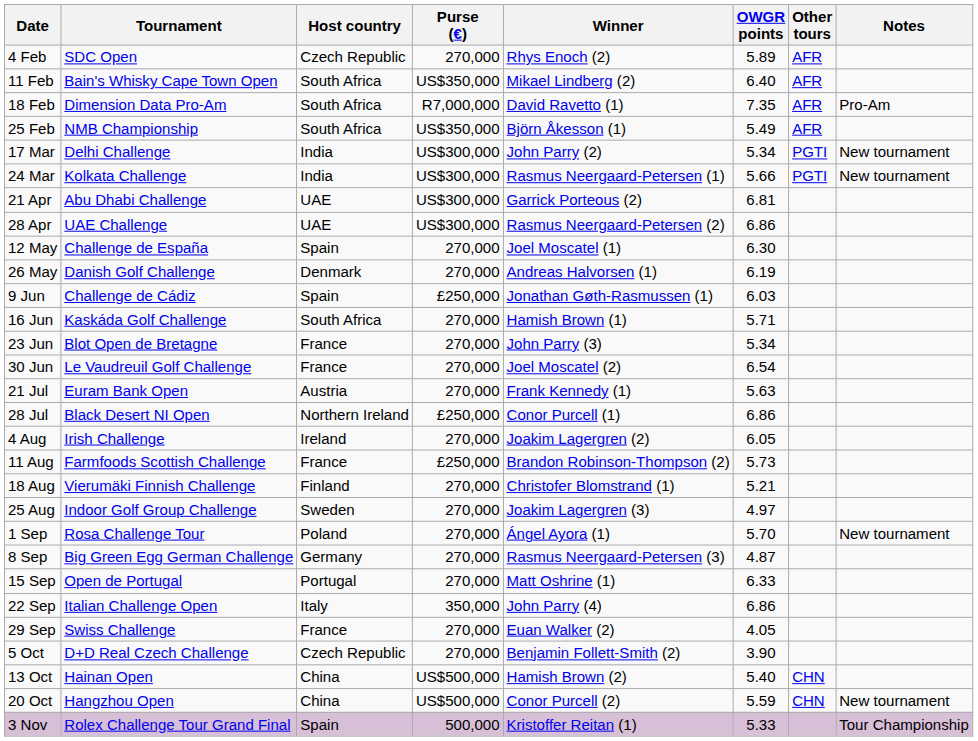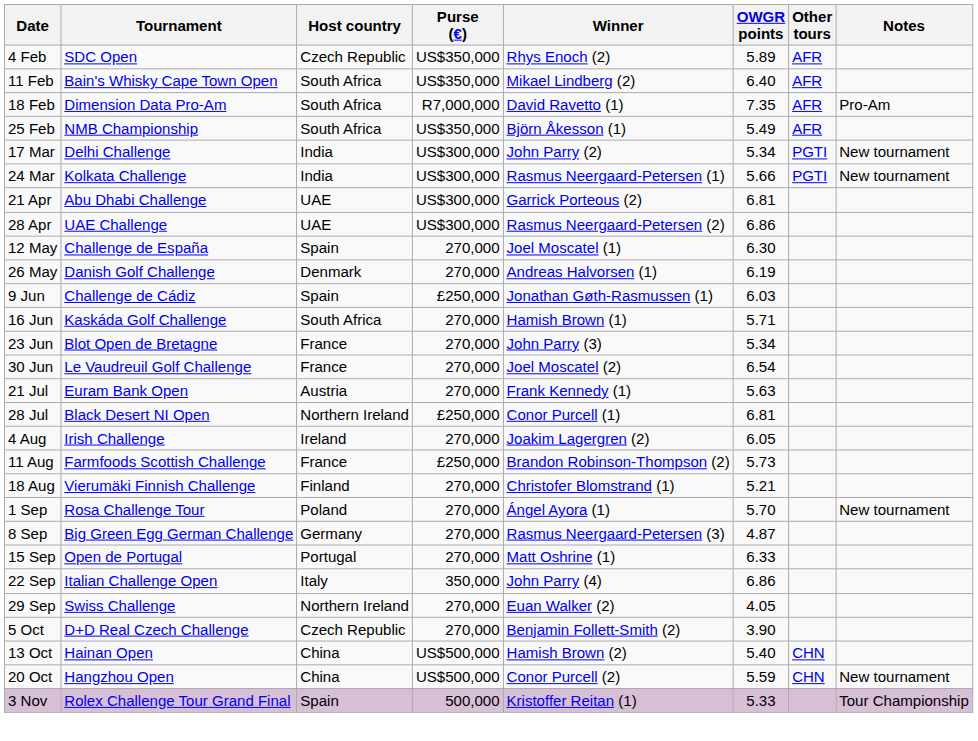(472, 57) 270,000 -> (458, 57) US$350,000
(761, 415) 6.86 -> (761, 415) 6.81
- row: (31, 510)
(324, 629) France -> (355, 605) Northern Ireland
